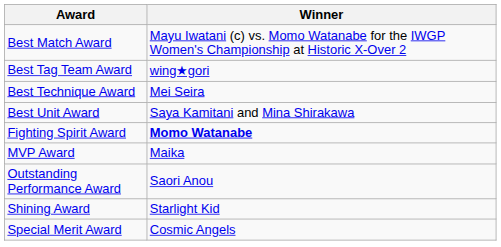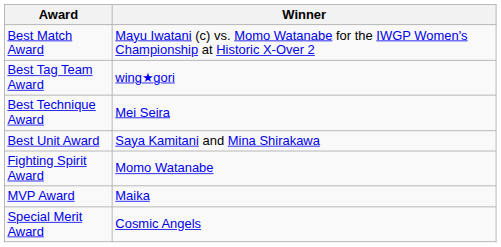(201, 132) bold -> (164, 168) normal
- row: (64, 181)
- row: (49, 209)
